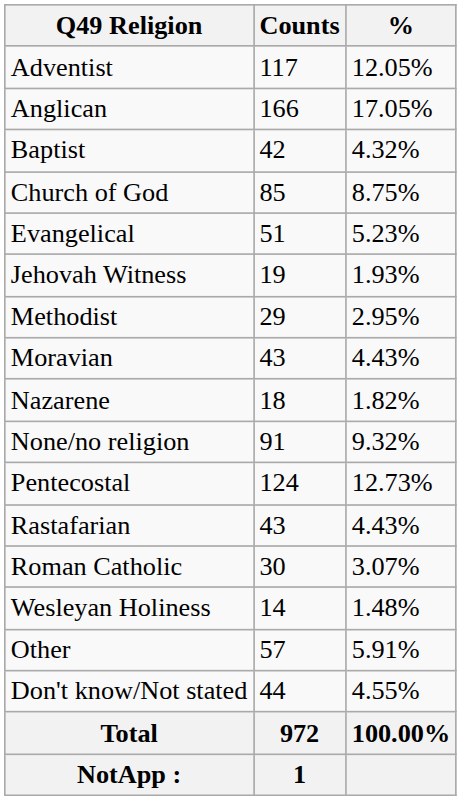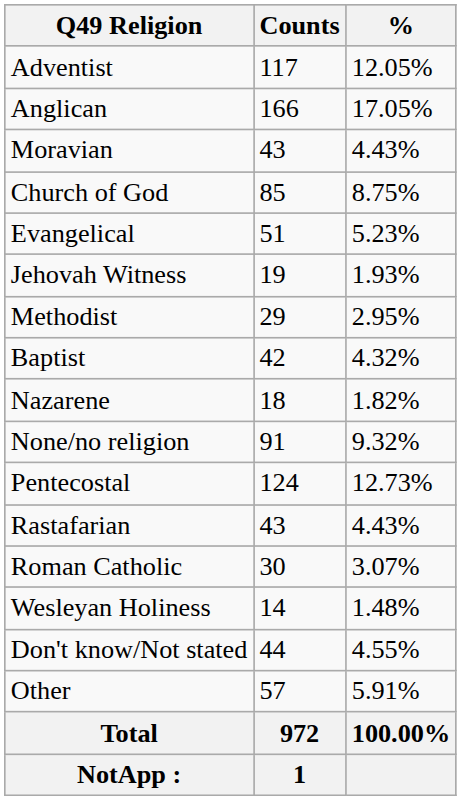rows swapped: (48, 150) <-> (62, 358)
rows swapped: (41, 649) <-> (129, 691)
